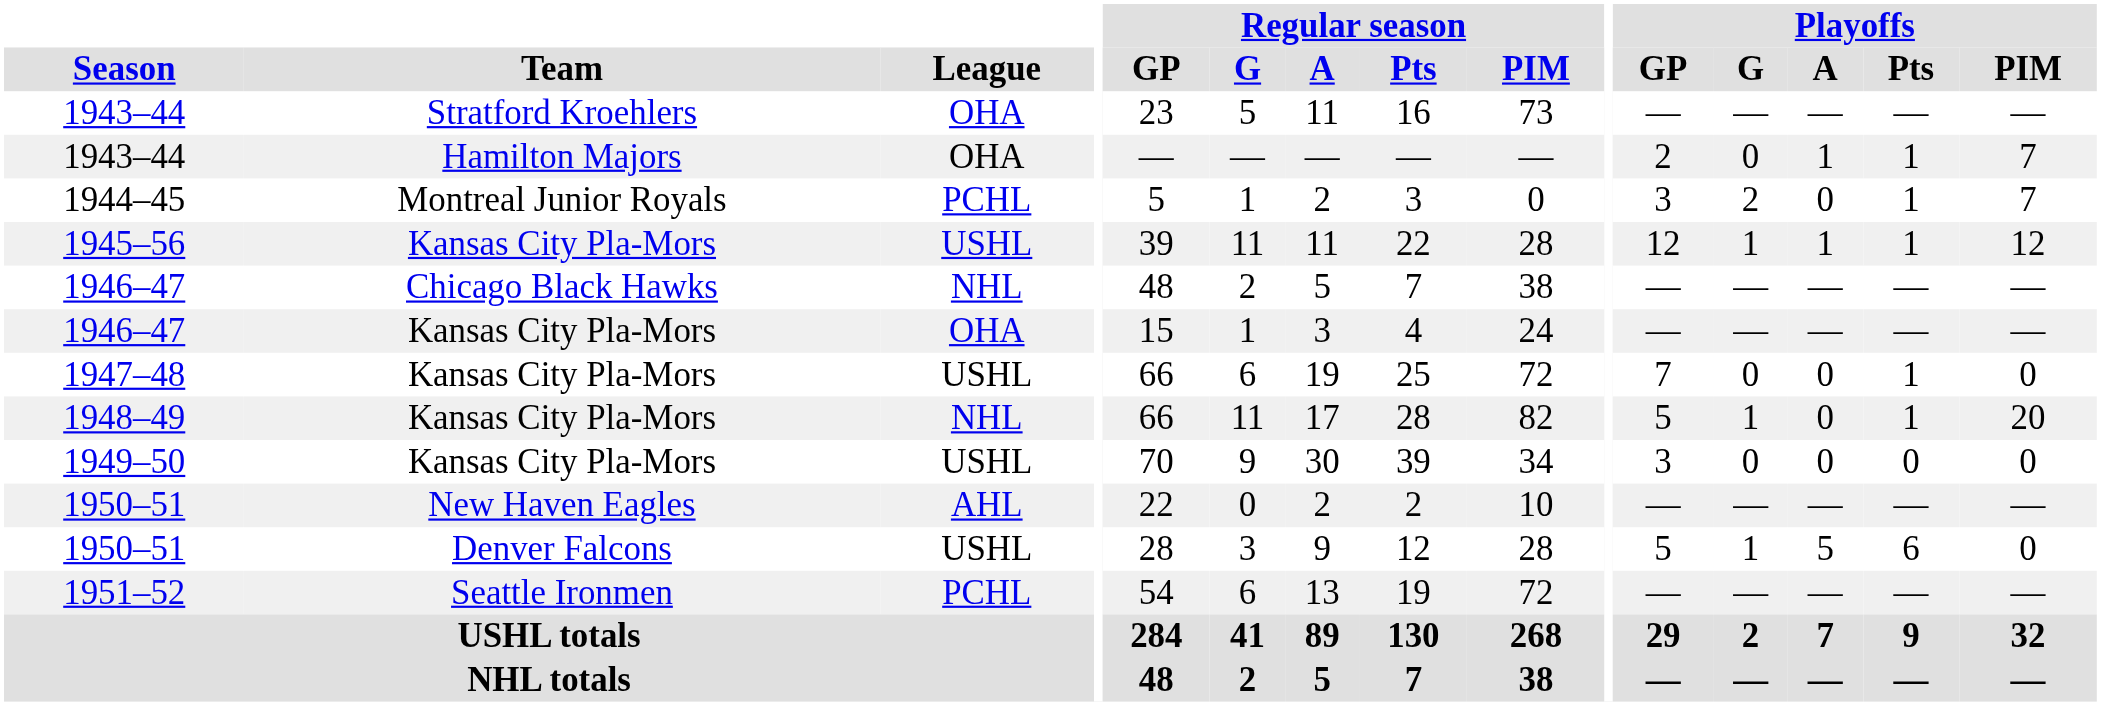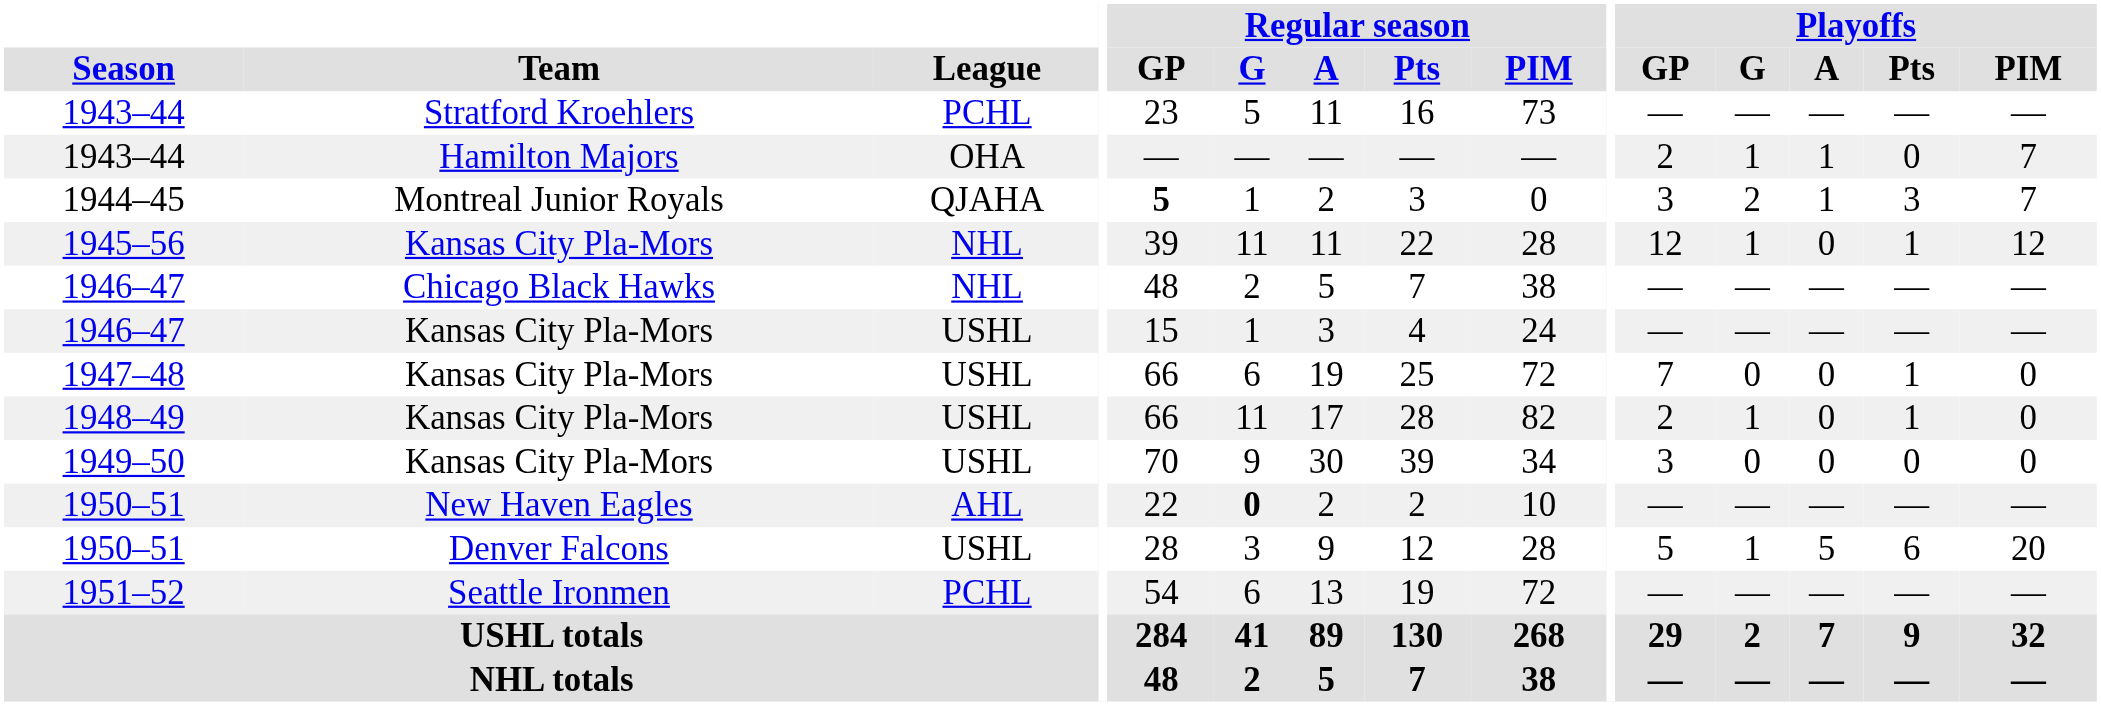(987, 112) OHA -> (987, 112) PCHL
(1751, 156) 0 -> (1752, 156) 1
(1911, 156) 1 -> (1912, 156) 0
(987, 199) PCHL -> (987, 199) QJAHA
(1156, 199) normal -> (1161, 199) bold
(1825, 199) 0 -> (1827, 199) 1
(1911, 199) 1 -> (1912, 199) 3
(987, 243) USHL -> (987, 243) NHL
(1825, 243) 1 -> (1827, 243) 0
(987, 330) OHA -> (987, 330) USHL
(987, 417) NHL -> (987, 417) USHL
(1663, 417) 5 -> (1665, 417) 2
(2028, 417) 20 -> (2028, 417) 0
(1248, 504) normal -> (1252, 504) bold
(2028, 548) 0 -> (2028, 548) 20
